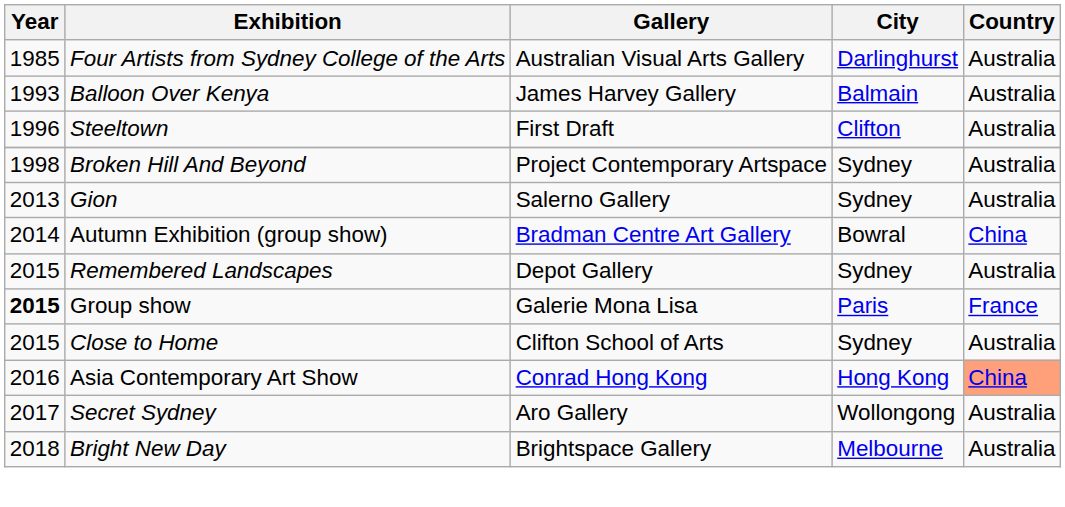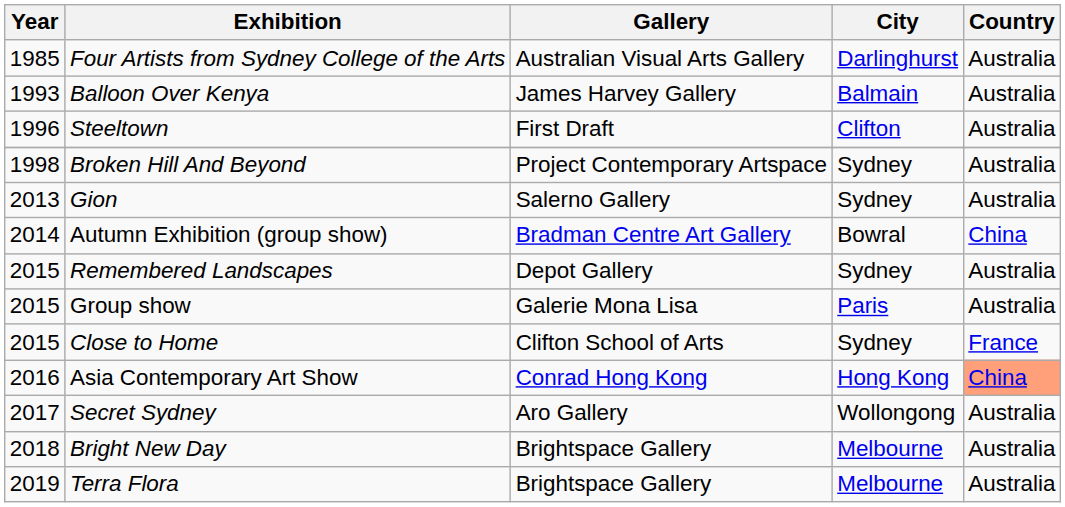(35, 306) bold -> (35, 306) normal
(1003, 306) France -> (1012, 306) Australia
(1012, 341) Australia -> (1003, 341) France
+ row: (124, 484)
